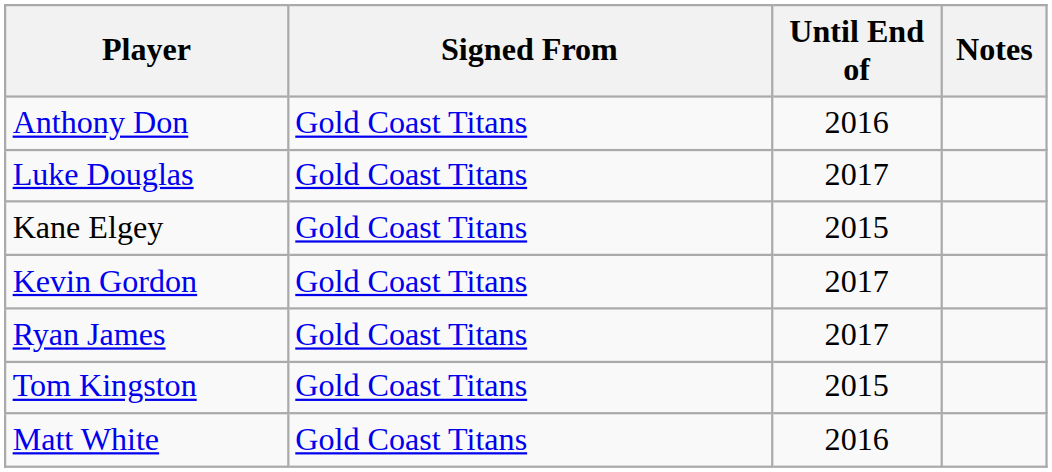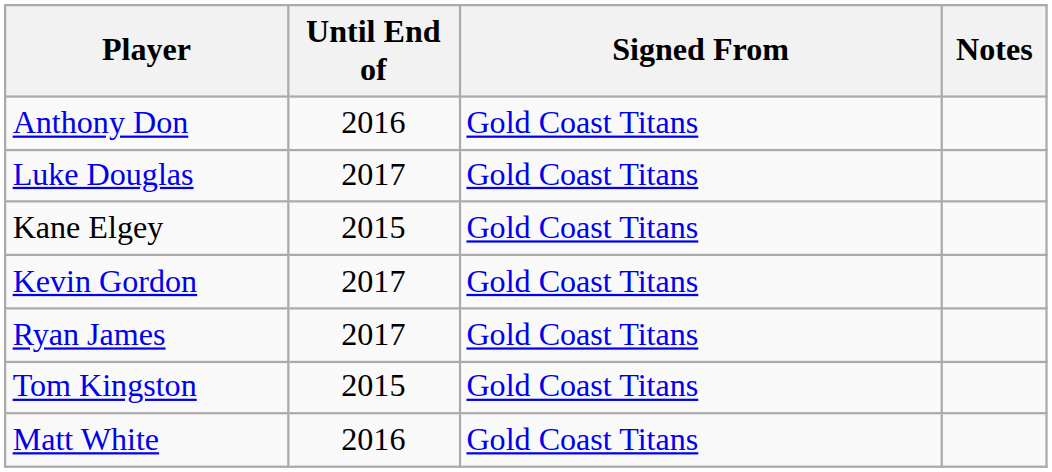columns swapped: (529, 50) <-> (857, 50)
